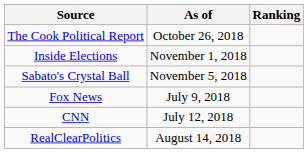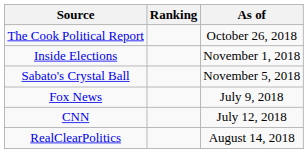columns swapped: (276, 14) <-> (198, 14)
